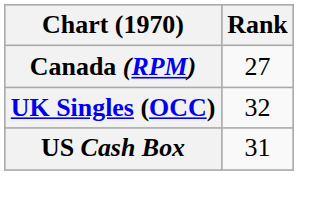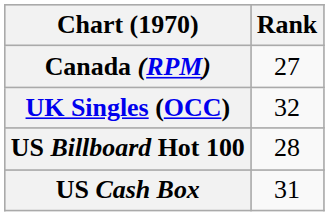+ row: (128, 148)
